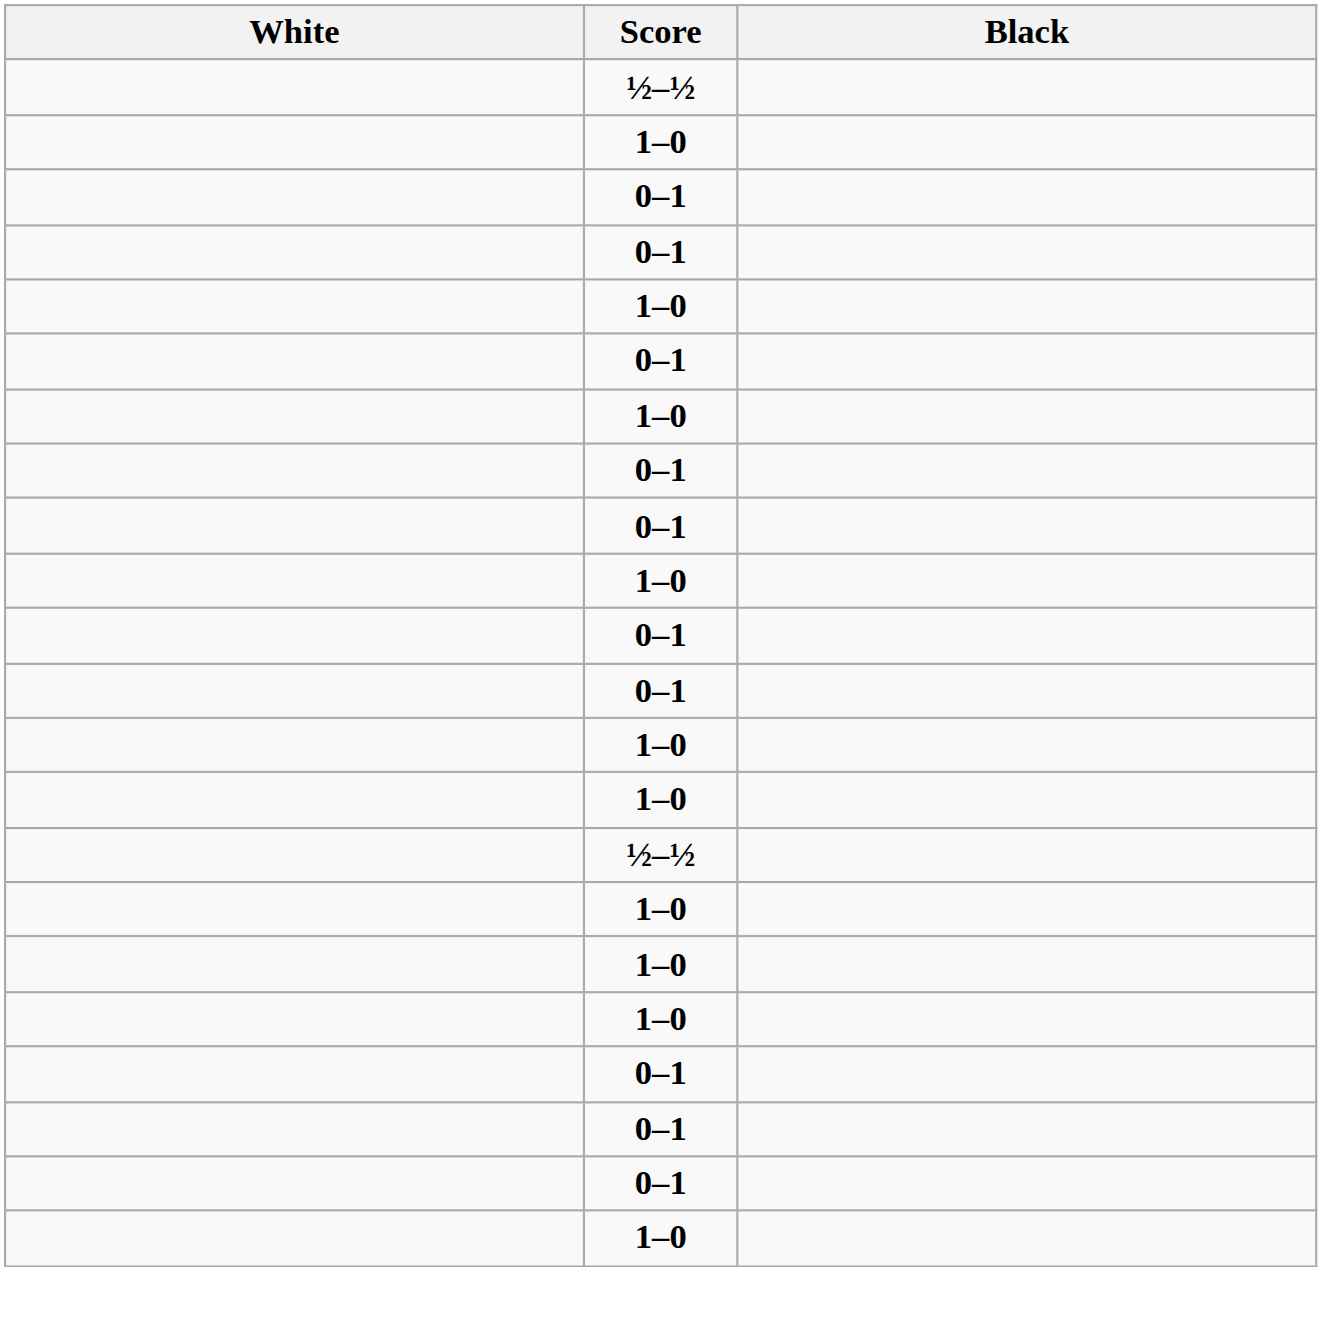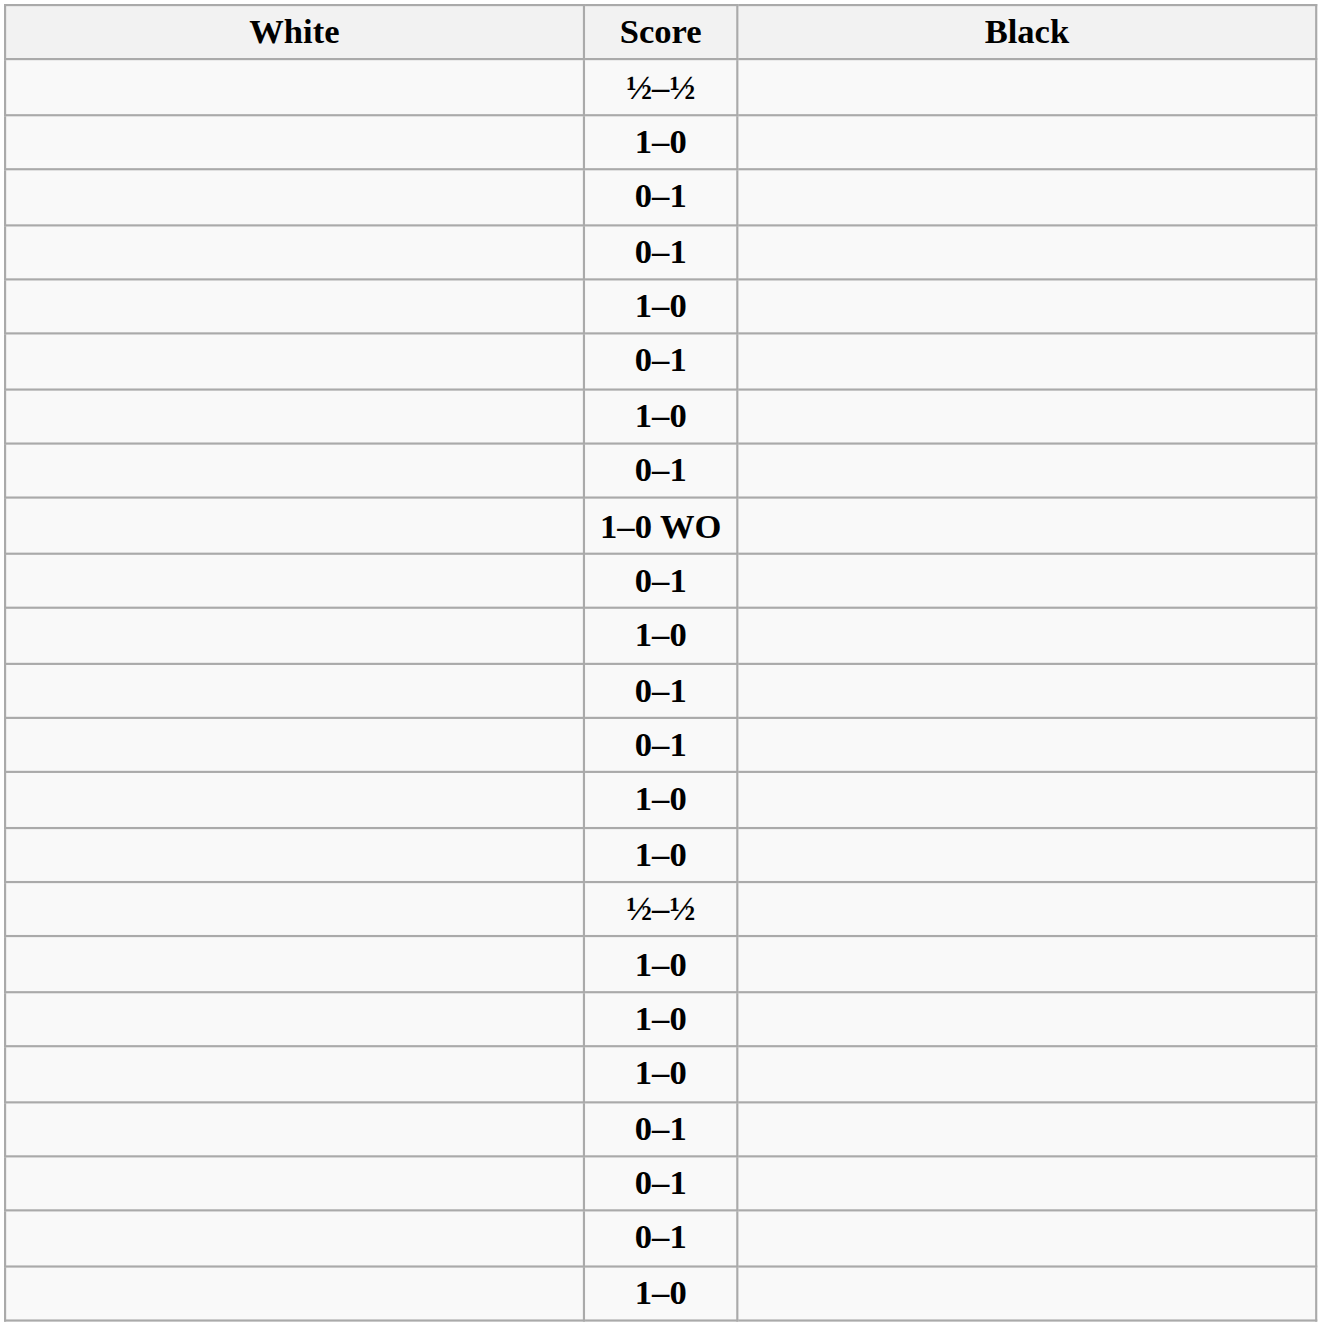+ row: (294, 526)
